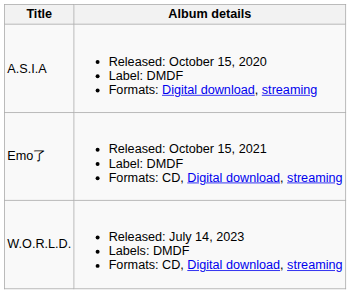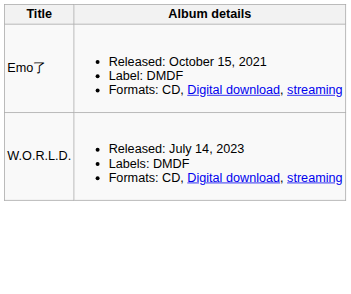- row: (27, 68)
